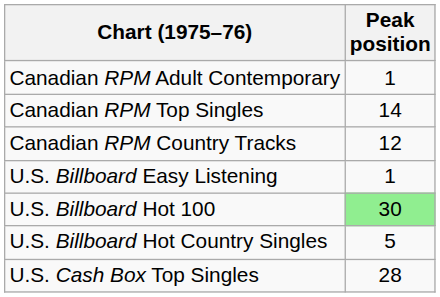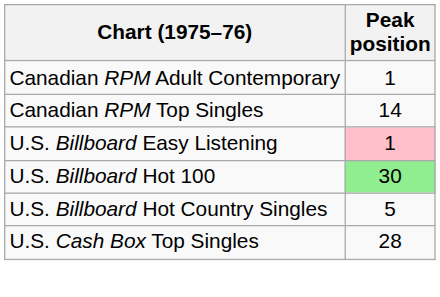- row: (153, 143)
(390, 176) no background -> (390, 143) pink background
